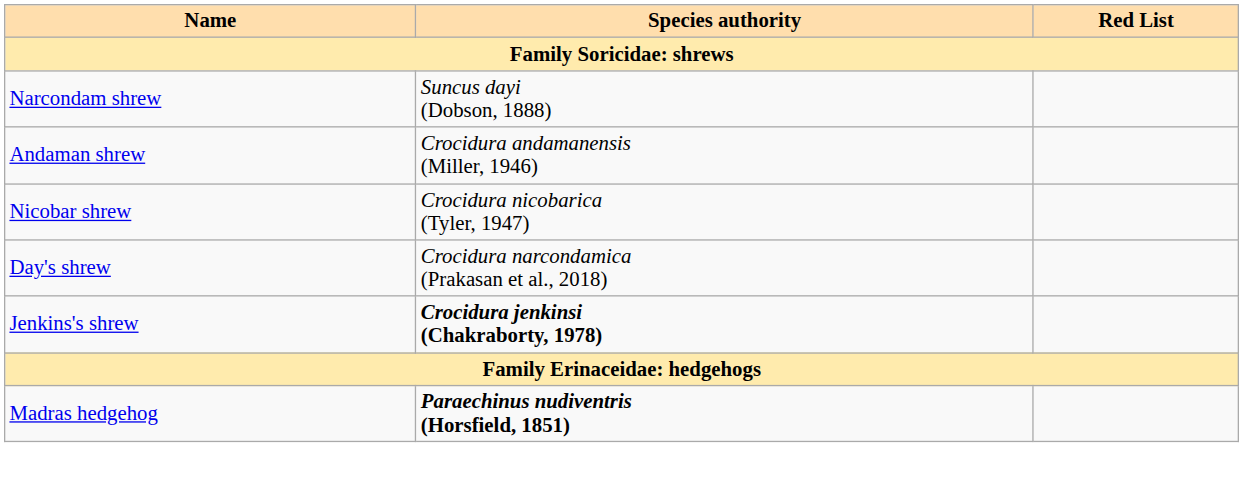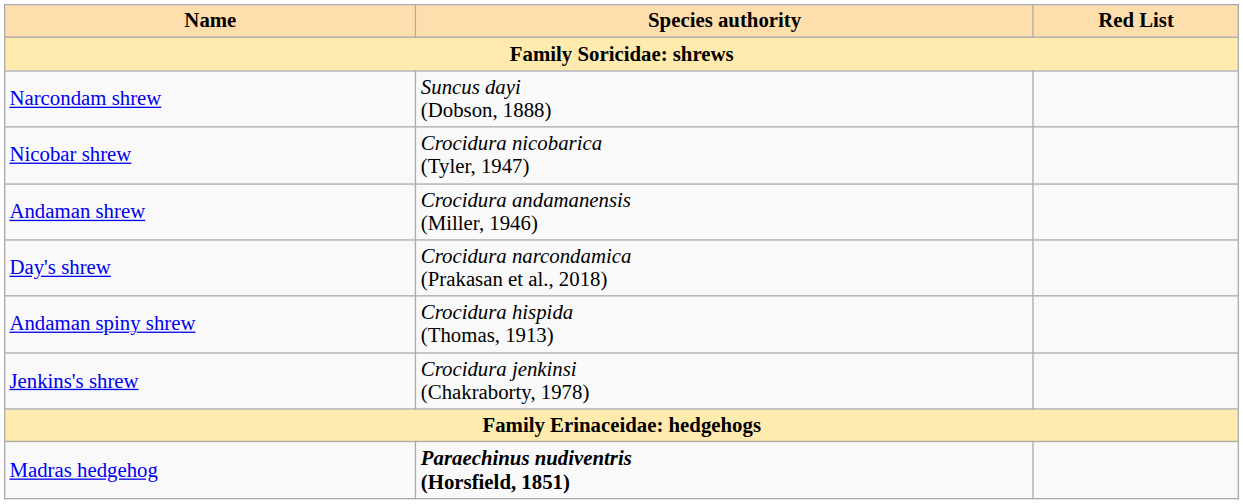rows swapped: (70, 211) <-> (77, 155)
+ row: (102, 324)
(512, 324) bold -> (505, 380) normal
